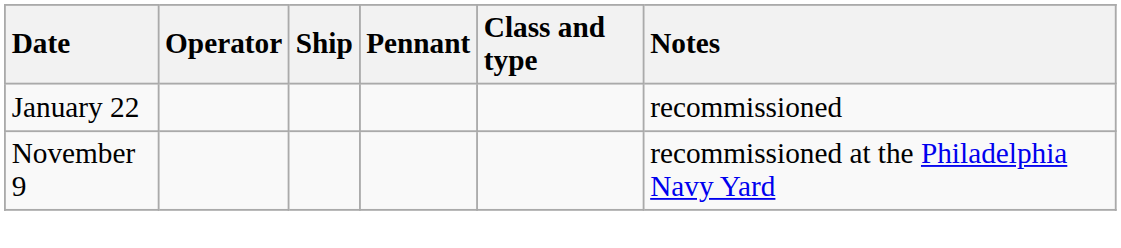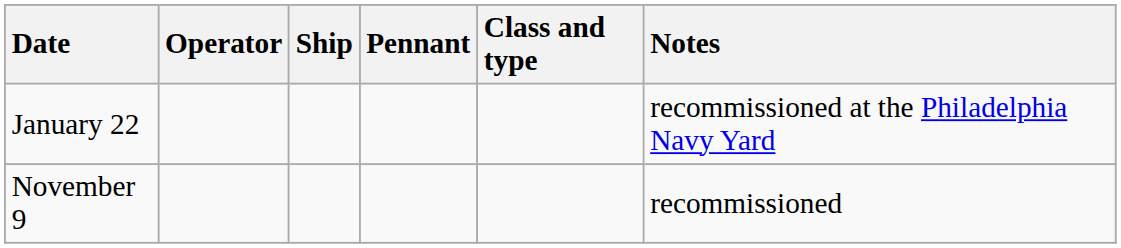(746, 107) recommissioned -> (859, 123) recommissioned at the Philadelphia Navy Yard
(859, 170) recommissioned at the Philadelphia Navy Yard -> (746, 202) recommissioned
